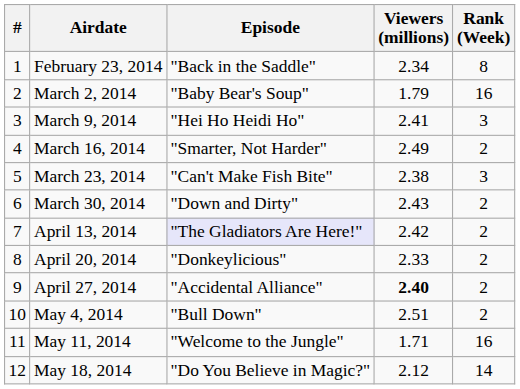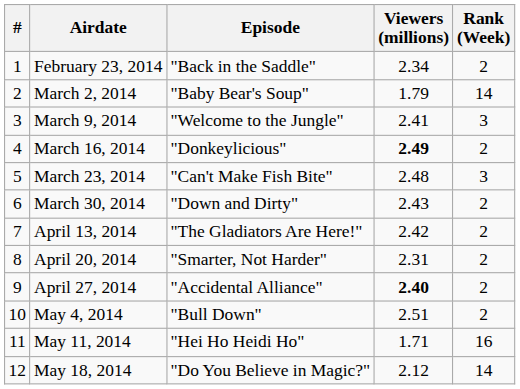(484, 65) 8 -> (484, 65) 2
(484, 93) 16 -> (484, 93) 14
(237, 120) "Hei Ho Heidi Ho" -> (257, 120) "Welcome to the Jungle"
(249, 148) "Smarter, Not Harder" -> (228, 148) "Donkeylicious"
(414, 148) normal -> (414, 148) bold
(414, 176) 2.38 -> (414, 176) 2.48
(266, 231) lavender background -> (266, 231) no background
(228, 259) "Donkeylicious" -> (249, 259) "Smarter, Not Harder"
(414, 259) 2.33 -> (414, 259) 2.31
(257, 342) "Welcome to the Jungle" -> (237, 342) "Hei Ho Heidi Ho"
